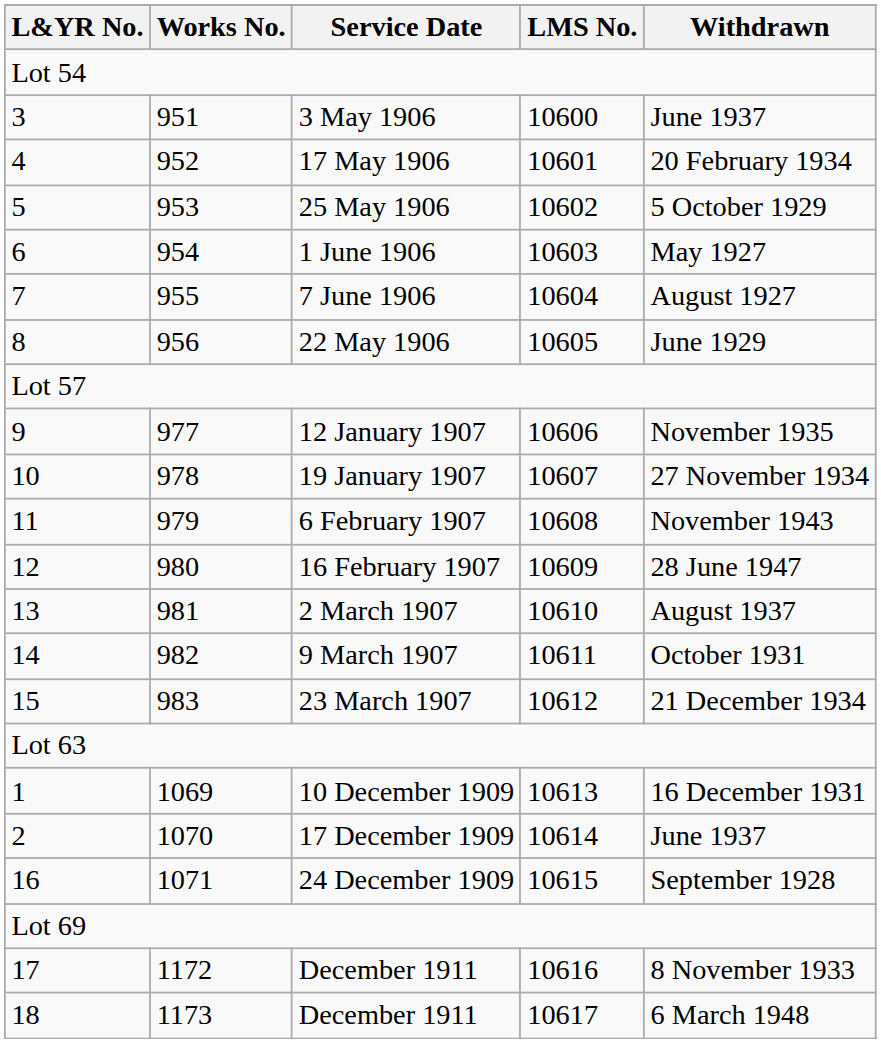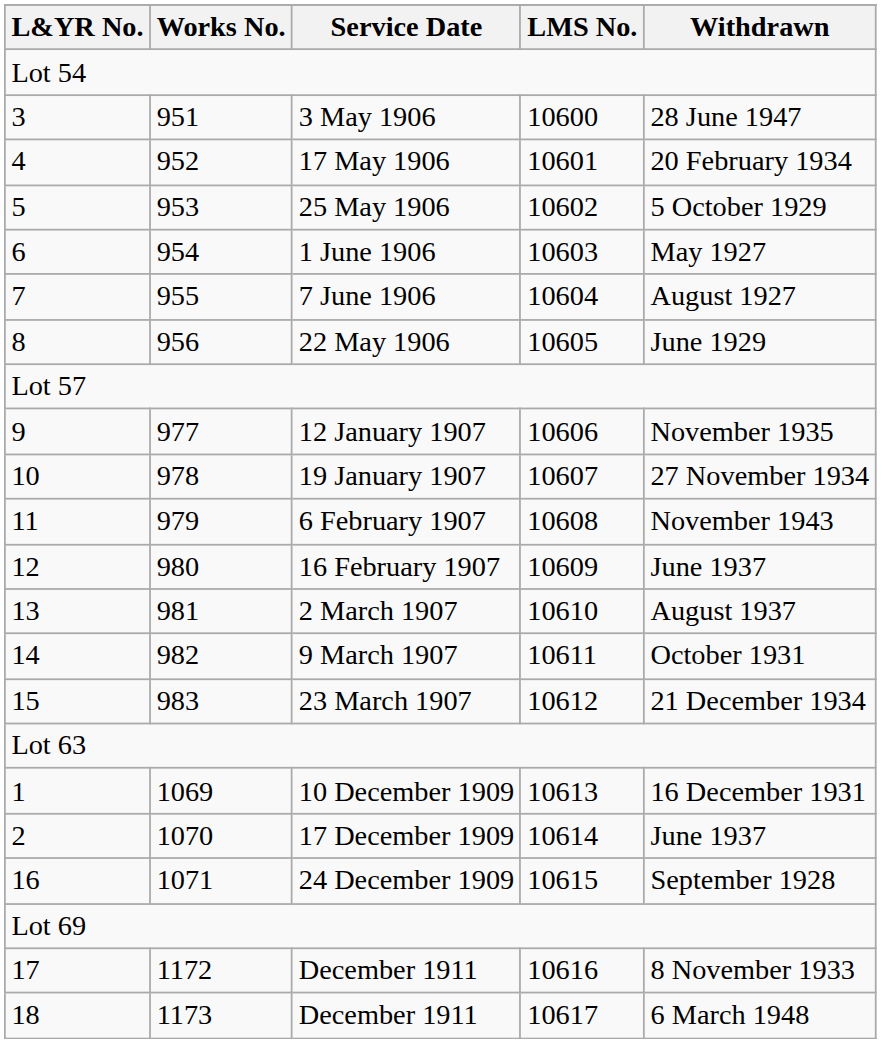(708, 116) June 1937 -> (726, 116) 28 June 1947
(726, 565) 28 June 1947 -> (708, 565) June 1937
